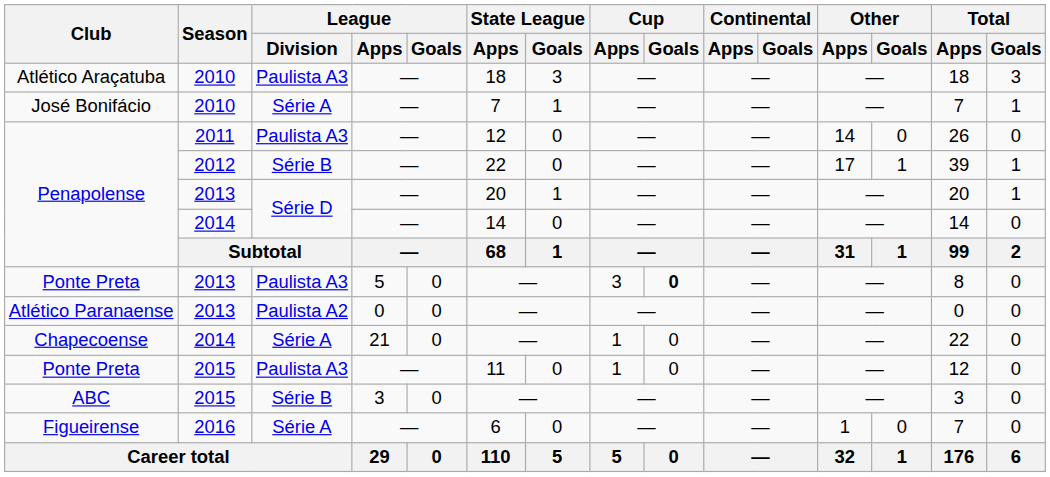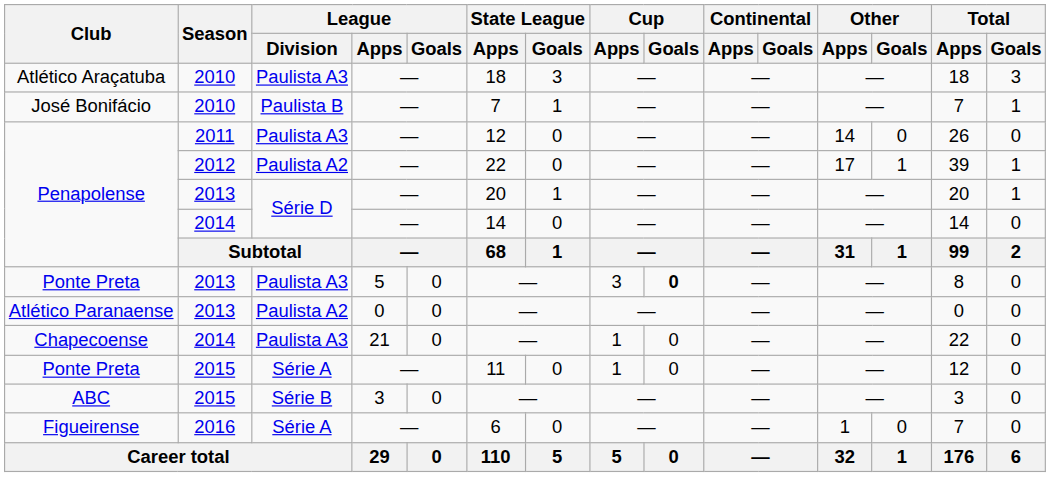(302, 106) Série A -> (302, 106) Paulista B
(302, 164) Série B -> (302, 164) Paulista A2
(302, 340) Série A -> (302, 340) Paulista A3
(302, 369) Paulista A3 -> (302, 369) Série A
